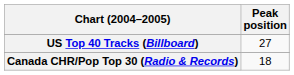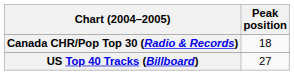rows swapped: (123, 61) <-> (123, 43)
